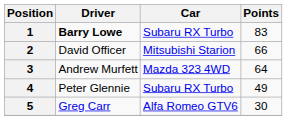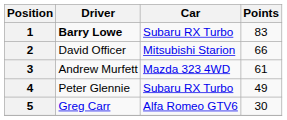(261, 69) 64 -> (261, 69) 61
